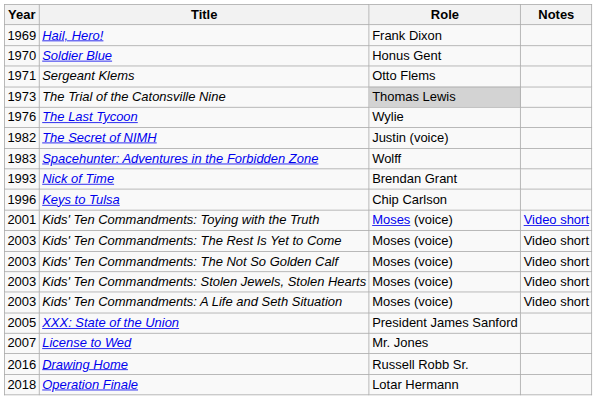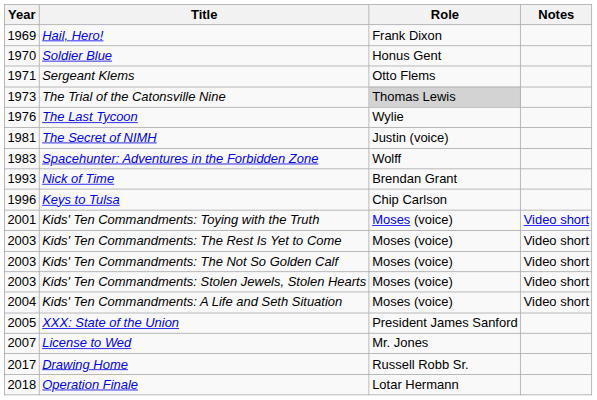(22, 138) 1982 -> (22, 138) 1981
(22, 302) 2003 -> (22, 302) 2004
(22, 364) 2016 -> (22, 364) 2017
